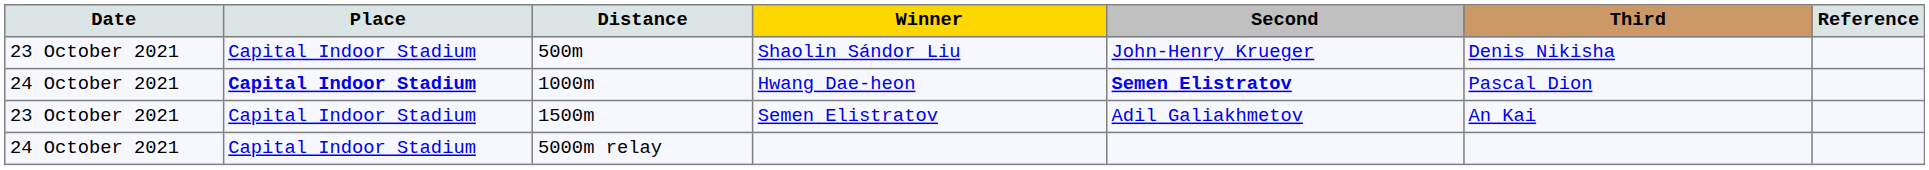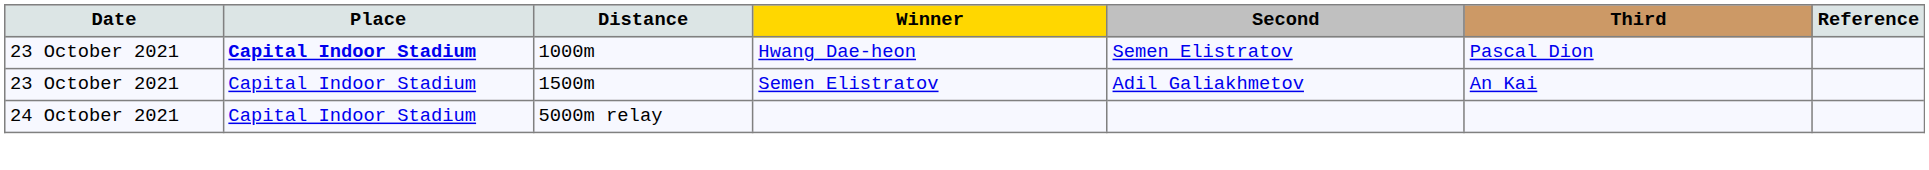- row: (859, 53)
(95, 85) 24 October 2021 -> (95, 53) 23 October 2021
(1202, 85) bold -> (1203, 53) normal
